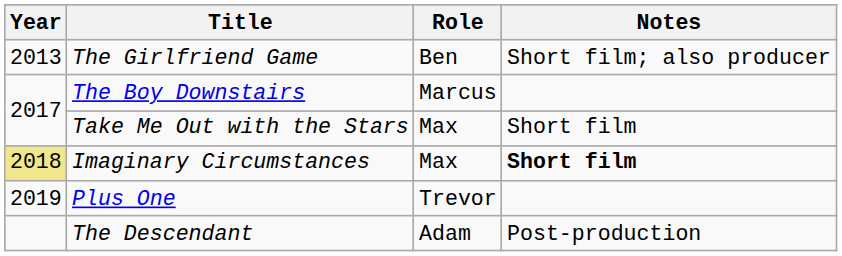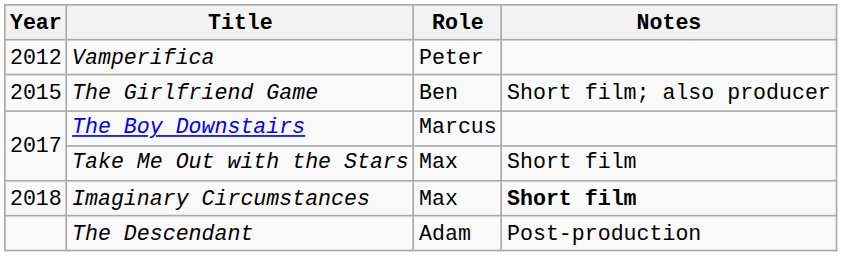+ row: (143, 58)
(36, 58) 2013 -> (36, 93) 2015
(36, 163) khaki background -> (36, 198) no background
- row: (124, 198)
